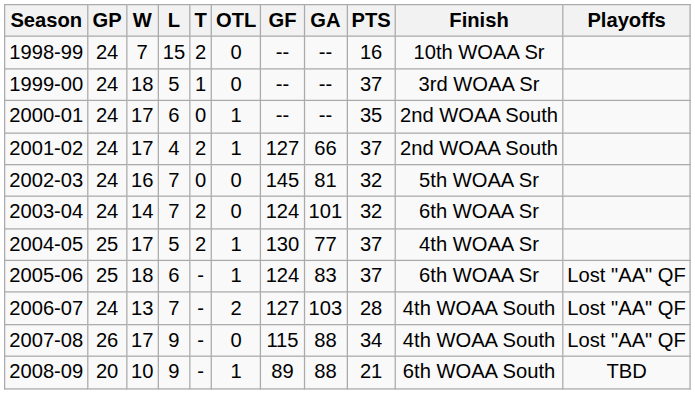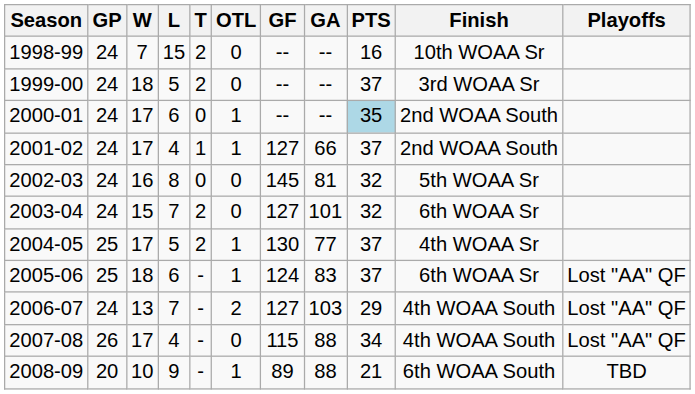(201, 84) 1 -> (201, 84) 2
(371, 116) no background -> (371, 116) lightblue background
(201, 148) 2 -> (201, 148) 1
(174, 180) 7 -> (174, 180) 8
(142, 212) 14 -> (142, 212) 15
(282, 212) 124 -> (282, 212) 127
(371, 308) 28 -> (371, 308) 29
(174, 340) 9 -> (174, 340) 4
